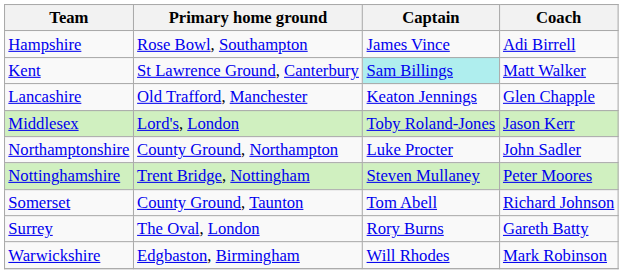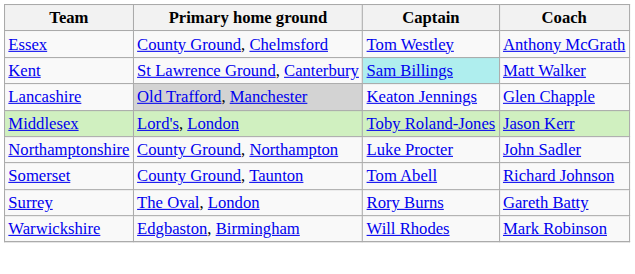+ row: (28, 44)
- row: (45, 44)
(222, 96) no background -> (222, 96) lightgrey background
- row: (64, 176)
